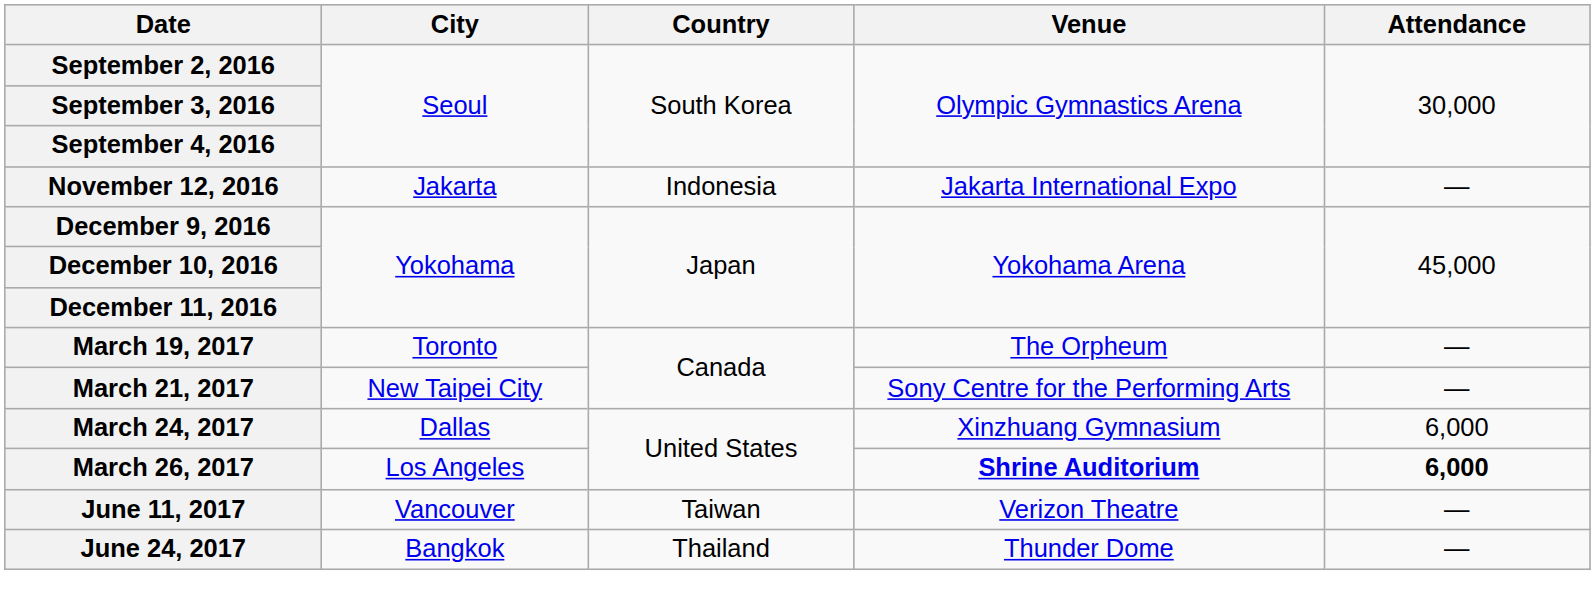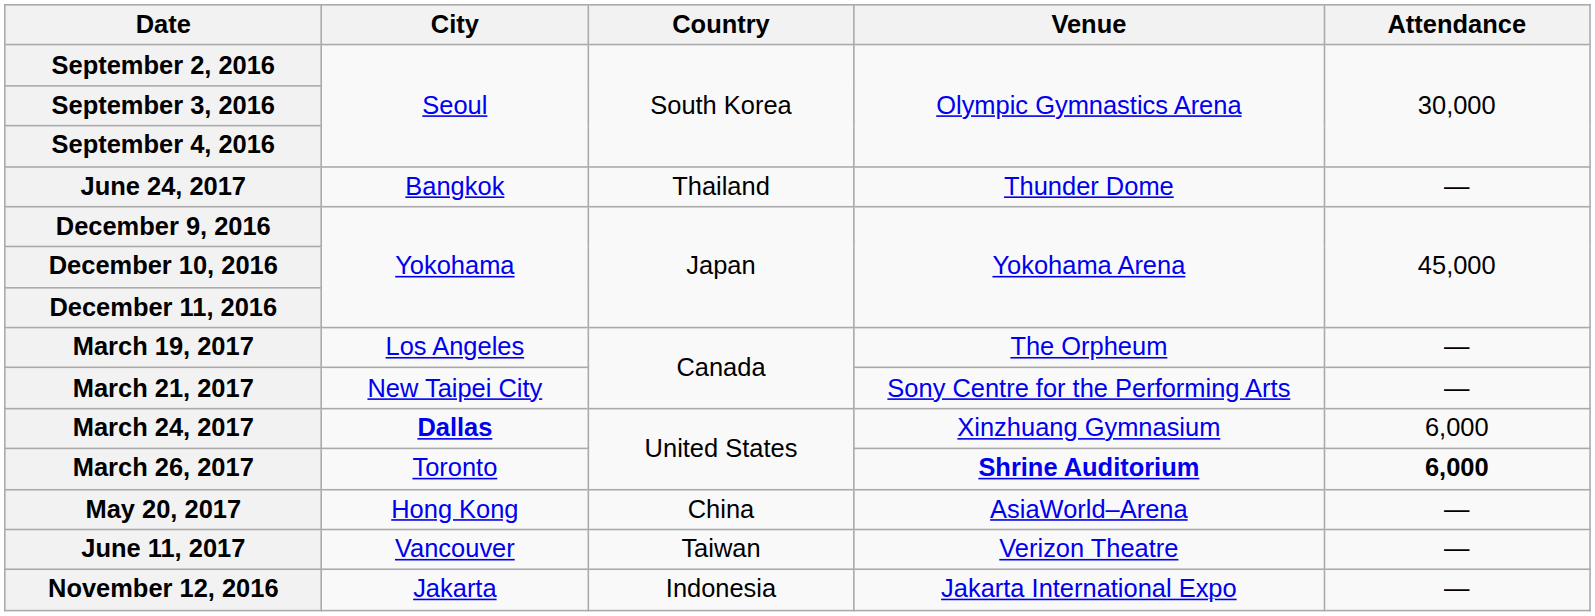rows swapped: (163, 186) <-> (163, 549)
(455, 347) Toronto -> (455, 347) Los Angeles
(455, 428) normal -> (455, 428) bold
(455, 468) Los Angeles -> (455, 468) Toronto
+ row: (163, 508)
